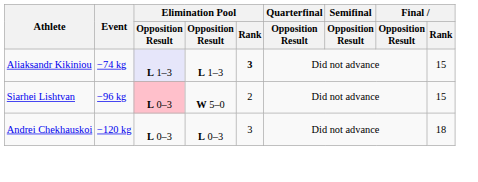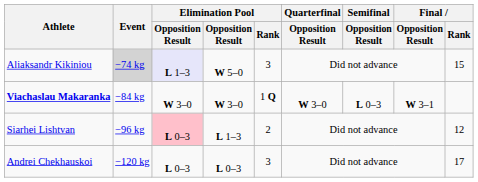(112, 65) no background -> (130, 65) lightgrey background
(211, 73) L 1–3 -> (229, 73) W 5–0
(250, 65) bold -> (268, 65) normal
+ row: (59, 97)
(211, 105) W 5–0 -> (229, 137) L 1–3
(441, 97) 15 -> (459, 129) 12
(441, 129) 18 -> (459, 161) 17
